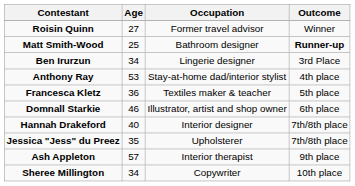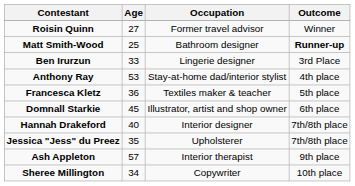(134, 61) 34 -> (134, 61) 33
(134, 109) 46 -> (134, 109) 45
